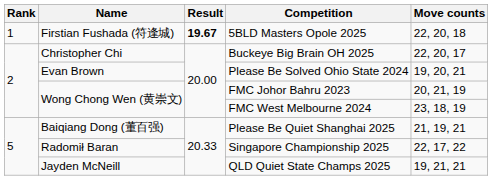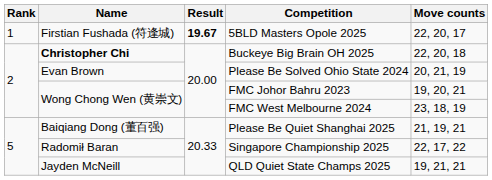(440, 33) 22, 20, 18 -> (440, 33) 22, 20, 17
(82, 52) normal -> (85, 52) bold
(440, 52) 22, 20, 17 -> (440, 52) 22, 20, 18
(440, 71) 19, 20, 21 -> (440, 71) 20, 21, 19
(440, 90) 20, 21, 19 -> (440, 90) 19, 20, 21
